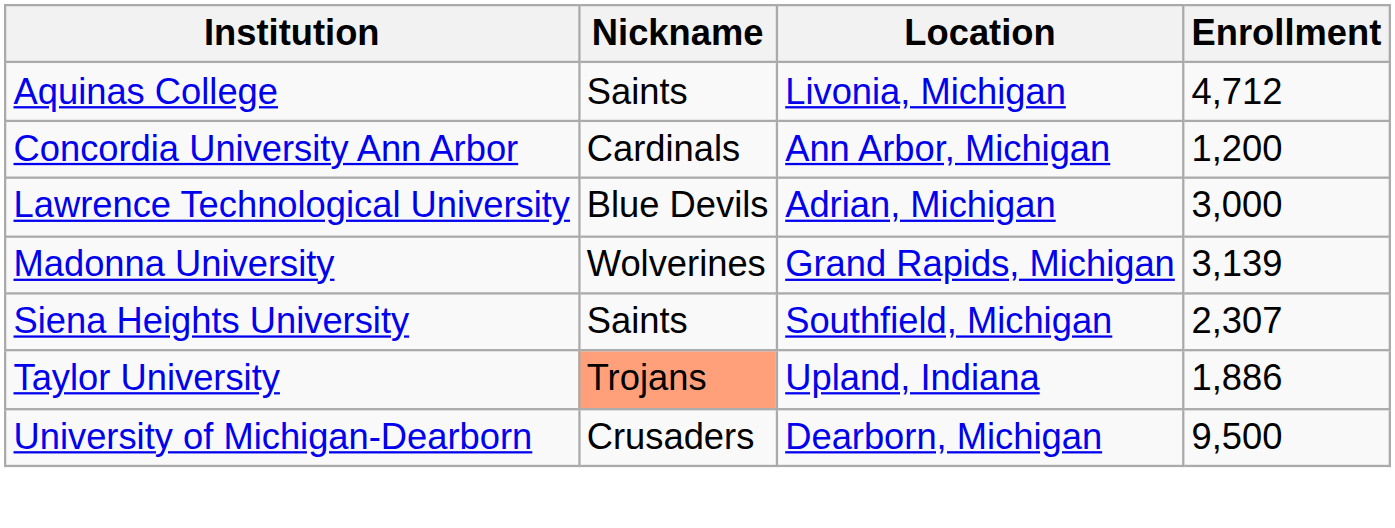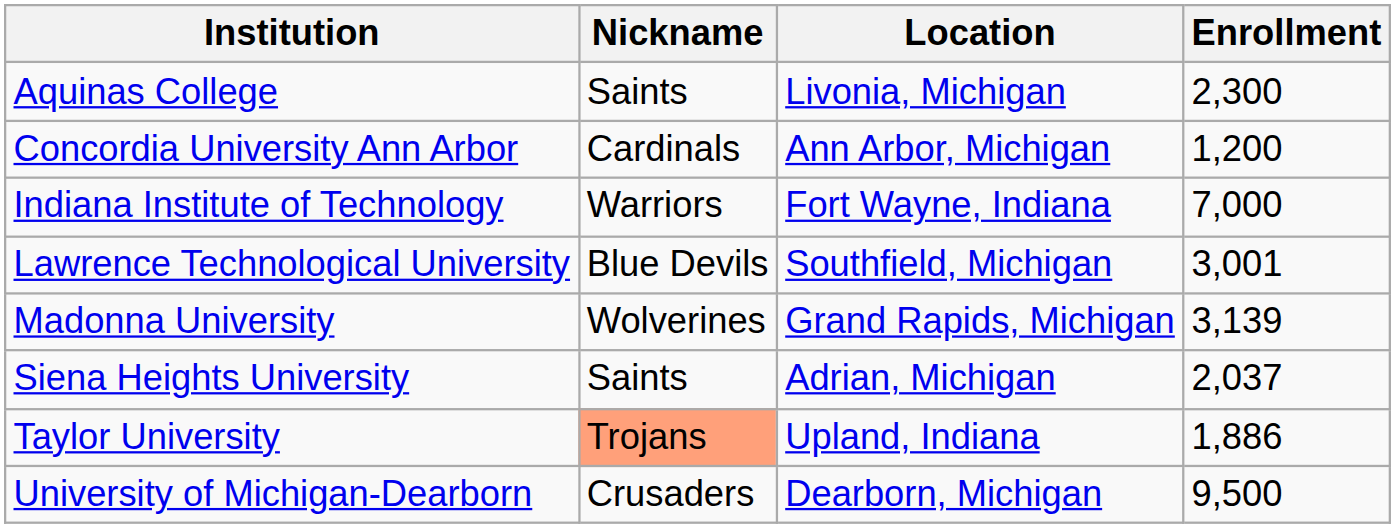(1237, 90) 4,712 -> (1237, 90) 2,300
+ row: (259, 206)
(920, 206) Adrian, Michigan -> (949, 263) Southfield, Michigan
(1237, 206) 3,000 -> (1237, 263) 3,001
(949, 321) Southfield, Michigan -> (920, 378) Adrian, Michigan
(1237, 321) 2,307 -> (1237, 378) 2,037
